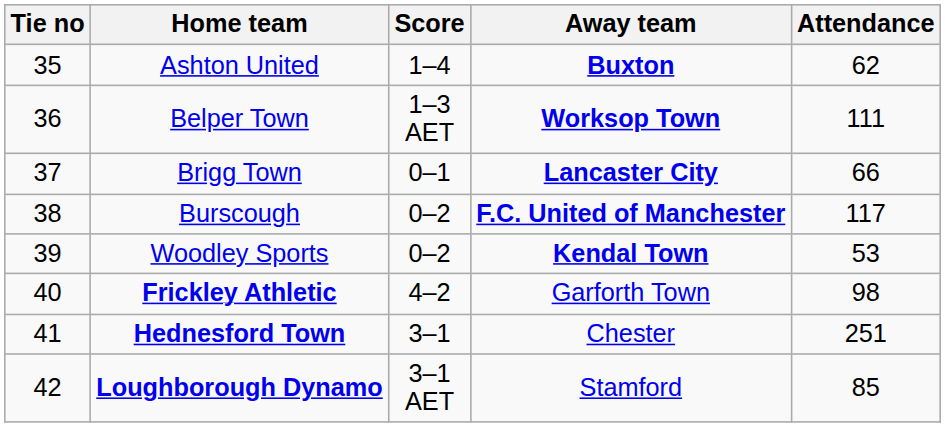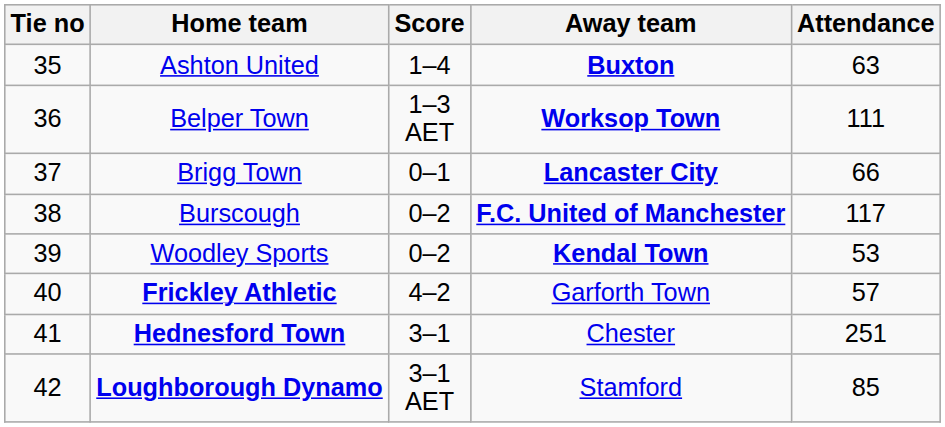(866, 64) 62 -> (866, 64) 63
(866, 293) 98 -> (866, 293) 57
